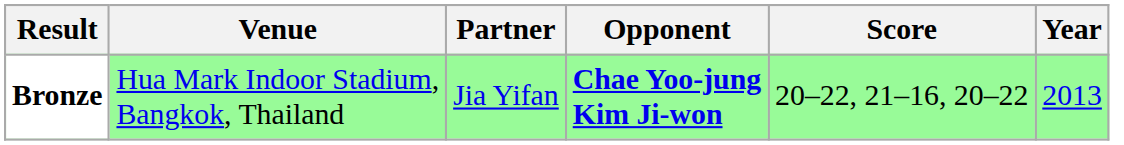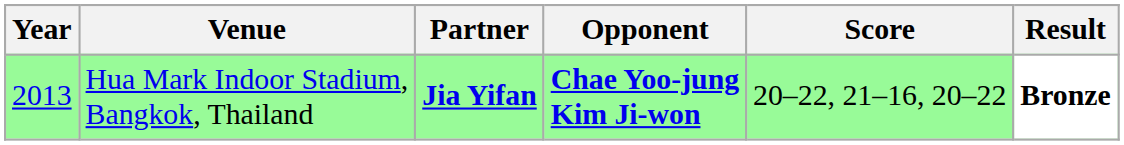columns swapped: (1072, 29) <-> (57, 29)
(506, 96) normal -> (479, 96) bold
